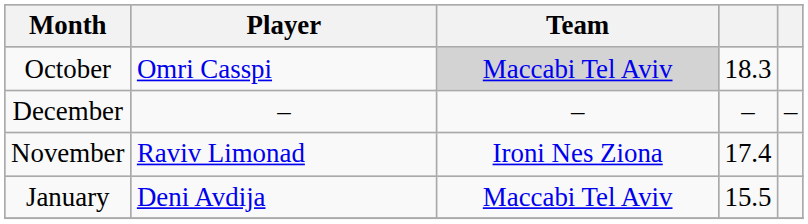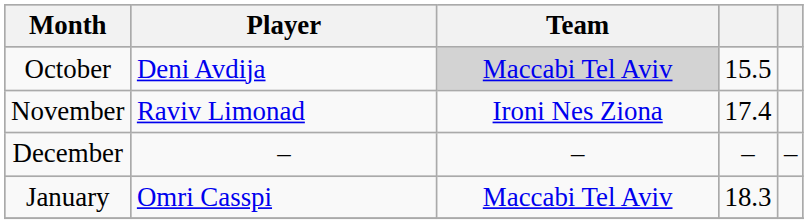(204, 68) Omri Casspi -> (201, 68) Deni Avdija
(748, 68) 18.3 -> (748, 68) 15.5
rows swapped: (68, 153) <-> (68, 111)
(201, 196) Deni Avdija -> (204, 196) Omri Casspi
(748, 196) 15.5 -> (748, 196) 18.3
